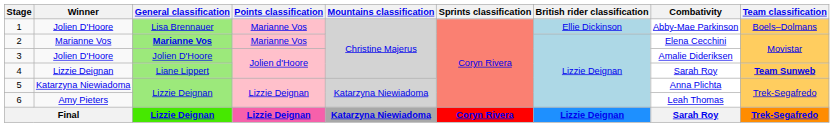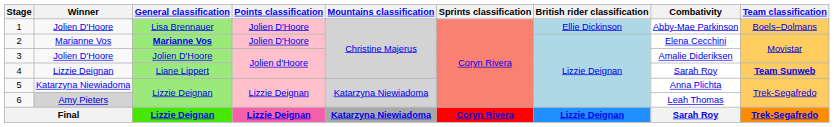(279, 27) Marianne Vos -> (279, 27) Jolien D'Hoore
(279, 41) Marianne Vos -> (279, 41) Jolien D'Hoore
(83, 100) no background -> (83, 100) lightgrey background
